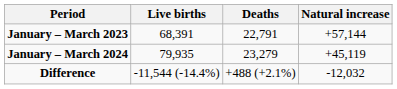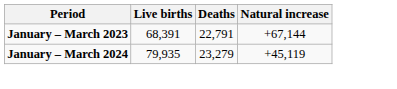(345, 34) +57,144 -> (285, 34) +67,144
- row: (68, 73)
